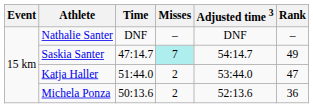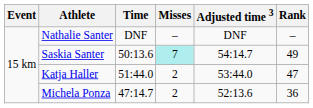(136, 55) 47:14.7 -> (136, 55) 50:13.6
(136, 93) 50:13.6 -> (136, 93) 47:14.7
